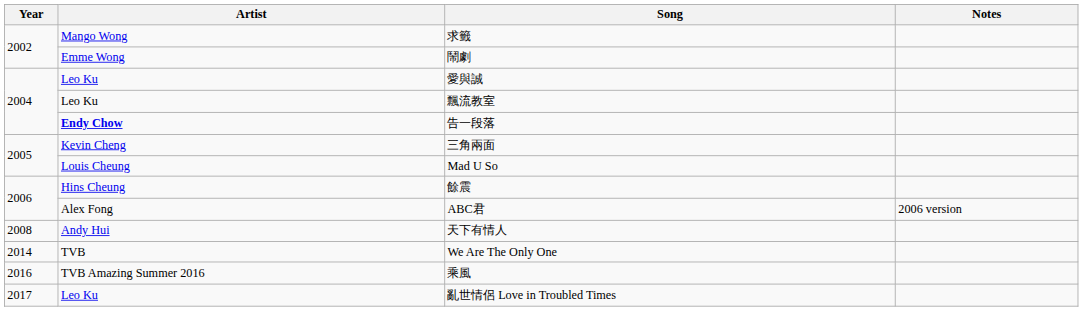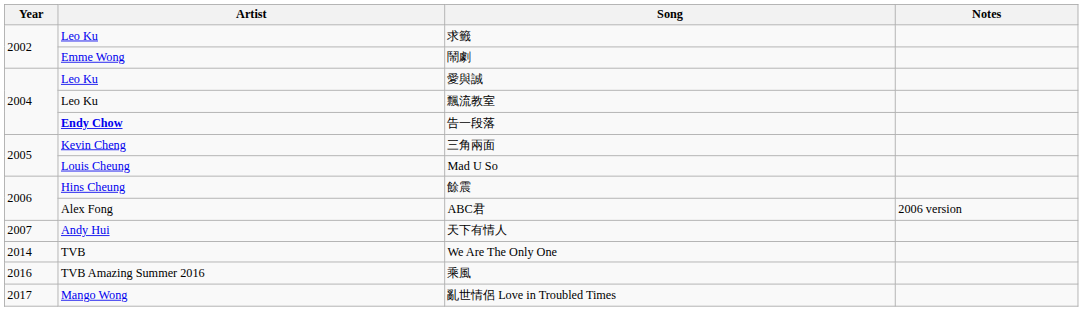(94, 36) Mango Wong -> (79, 36) Leo Ku
(20, 231) 2008 -> (20, 231) 2007
(79, 295) Leo Ku -> (94, 295) Mango Wong
